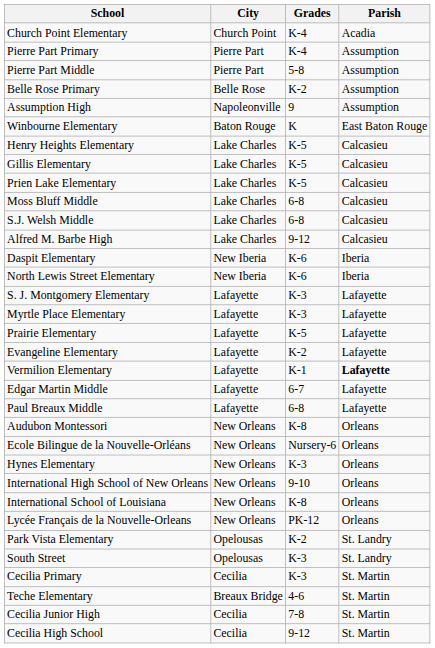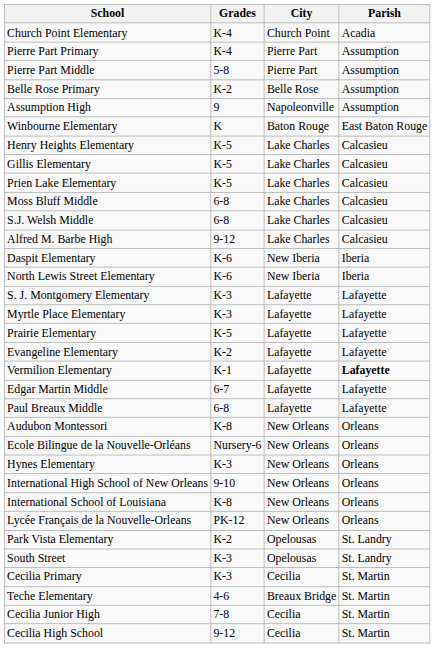columns swapped: (312, 13) <-> (248, 13)
